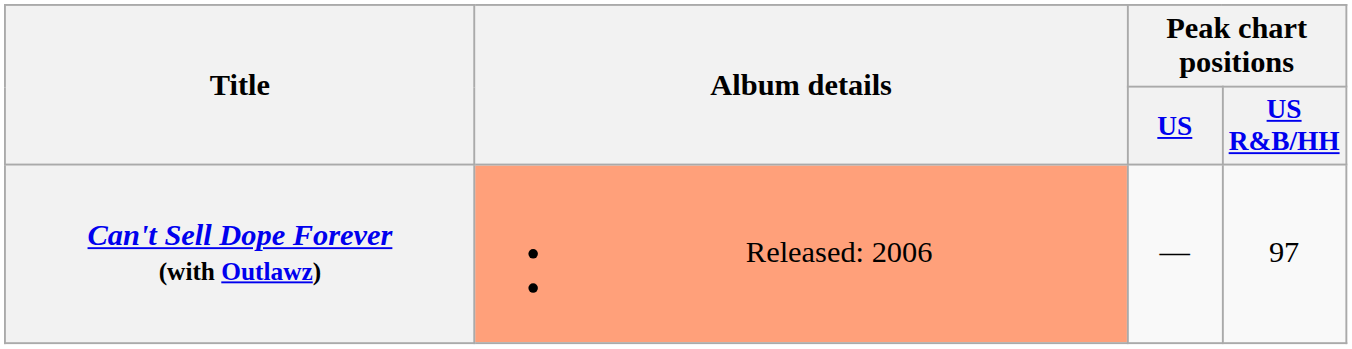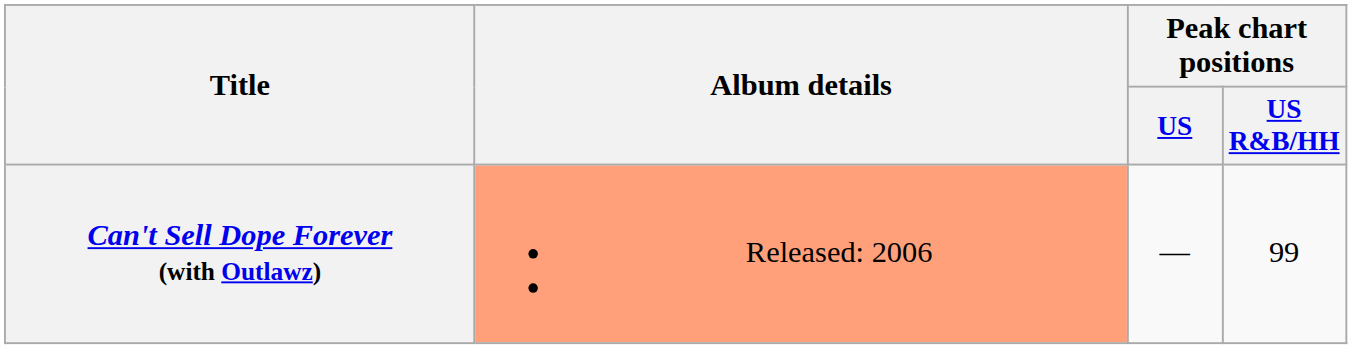(1284, 253) 97 -> (1284, 253) 99
